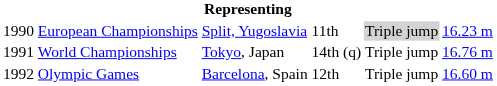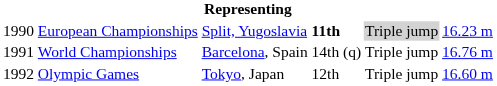(325, 30) normal -> (326, 30) bold
(243, 52) Tokyo, Japan -> (255, 52) Barcelona, Spain
(255, 73) Barcelona, Spain -> (243, 73) Tokyo, Japan
